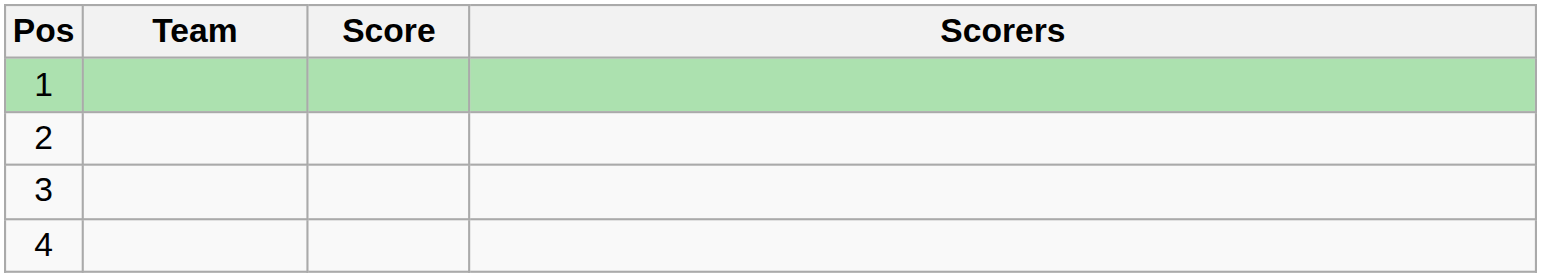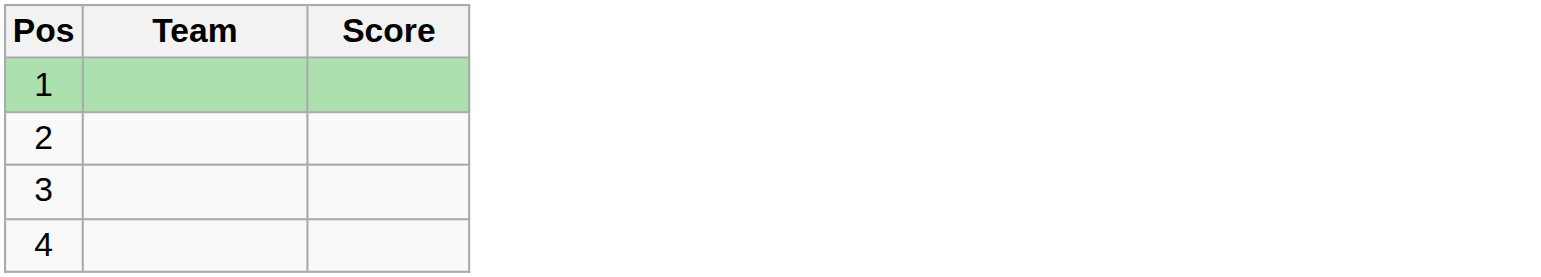- column: (1003, 31)
